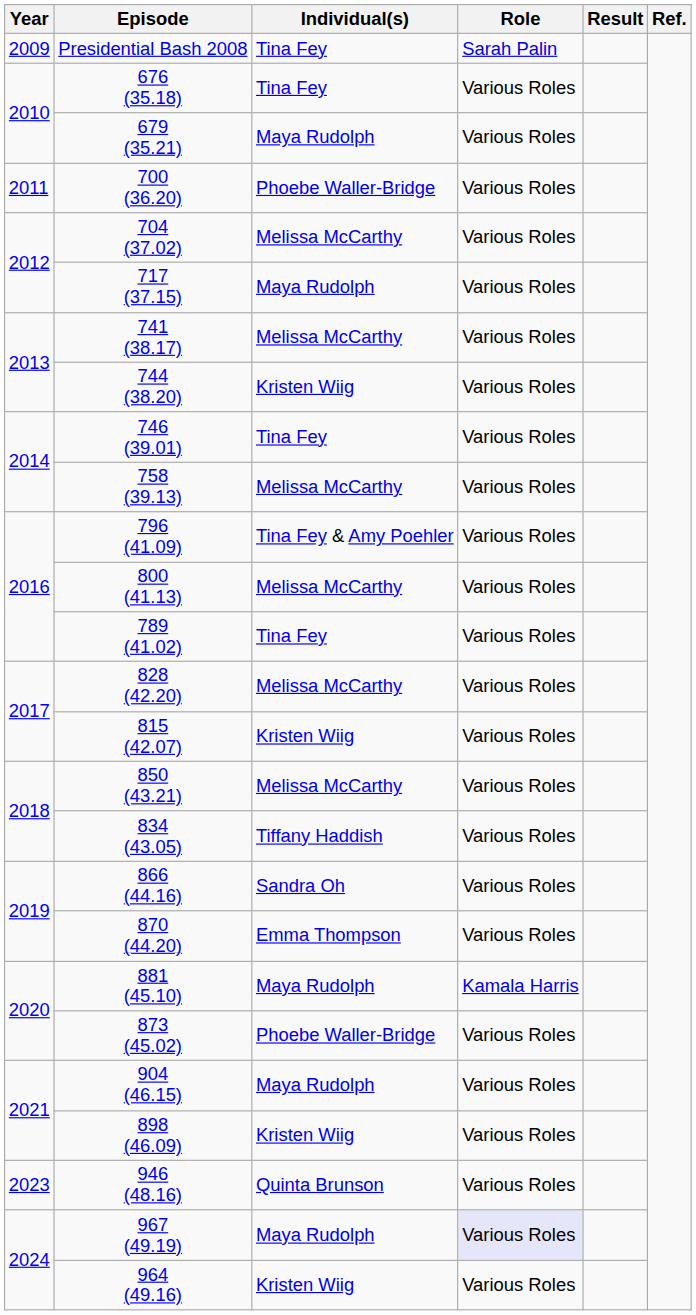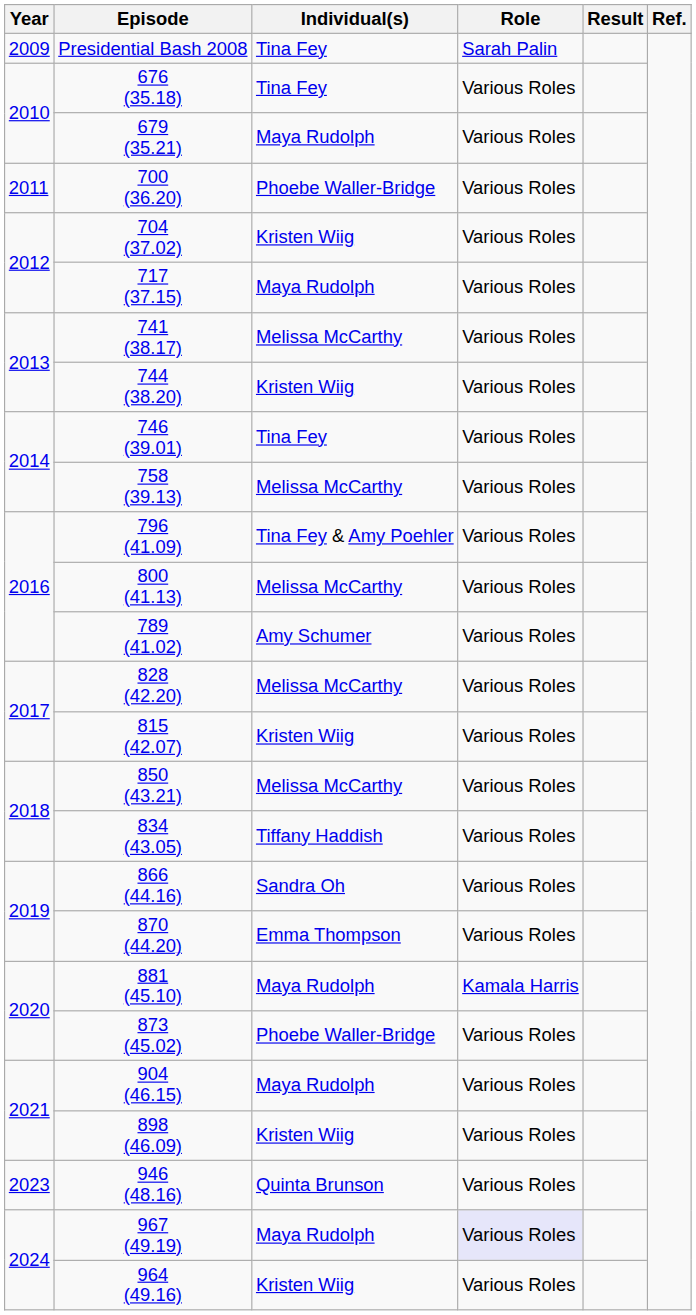(329, 237) Melissa McCarthy -> (305, 237) Kristen Wiig
(291, 636) Tina Fey -> (314, 636) Amy Schumer
